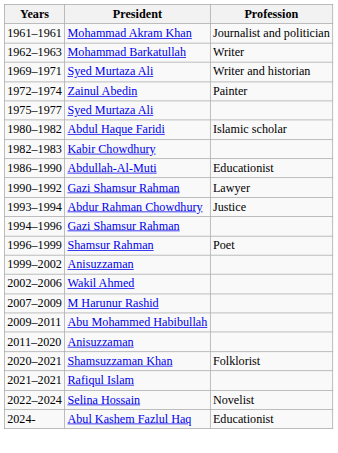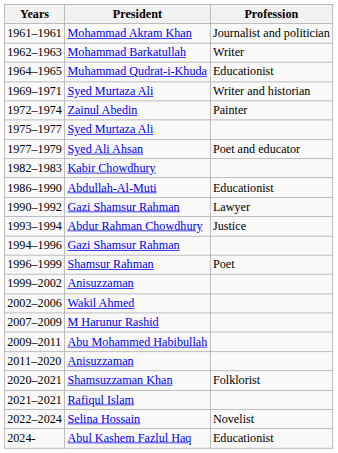+ row: (35, 71)
+ row: (35, 149)
- row: (35, 129)
